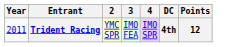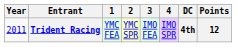+ column: (112, 11)
